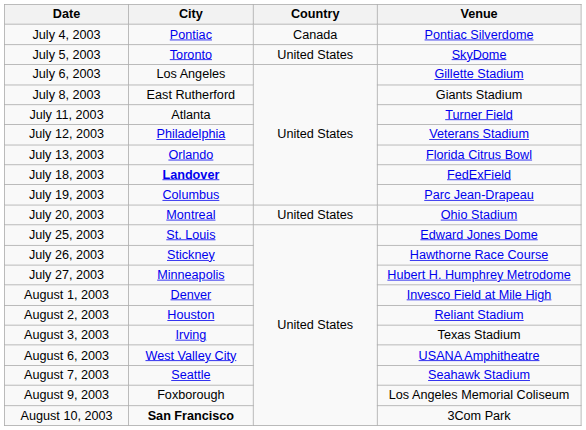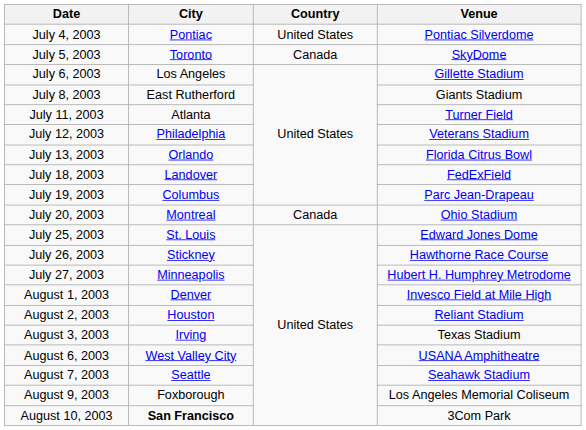(315, 34) Canada -> (315, 34) United States
(315, 54) United States -> (315, 54) Canada
(191, 174) bold -> (191, 174) normal
(315, 214) United States -> (315, 214) Canada
